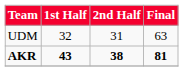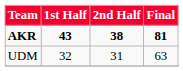rows swapped: (23, 35) <-> (22, 56)
